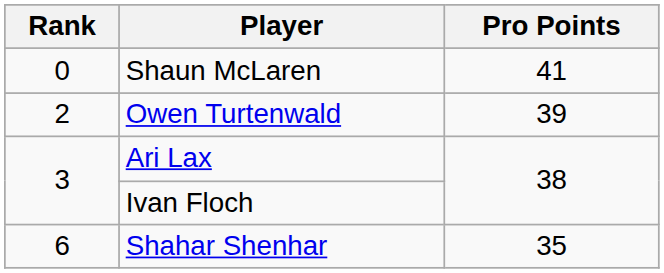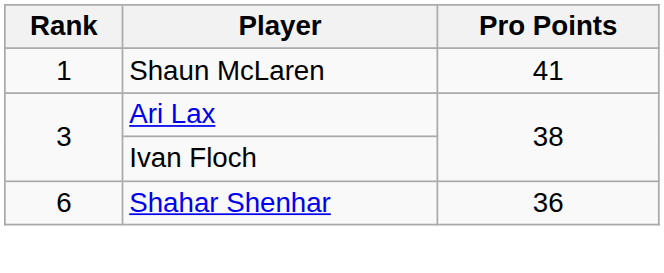(62, 70) 0 -> (64, 70) 1
- row: (233, 114)
(552, 245) 35 -> (548, 202) 36
